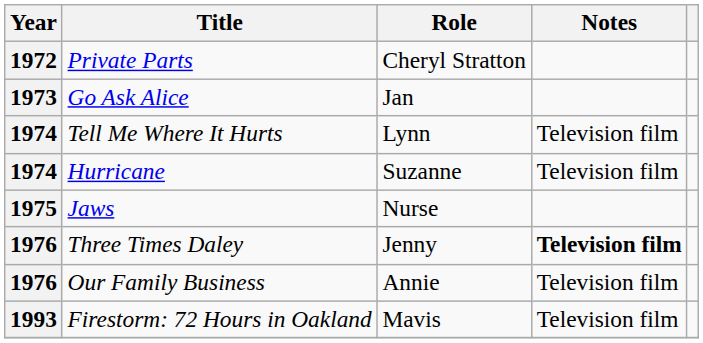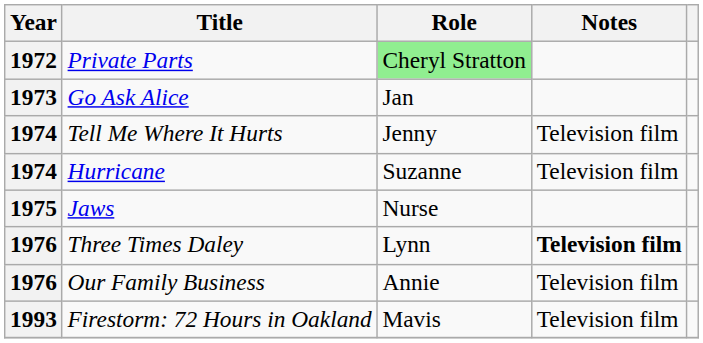(454, 60) no background -> (454, 60) lightgreen background
(406, 134) Lynn -> (410, 134) Jenny
(410, 245) Jenny -> (406, 245) Lynn
